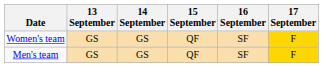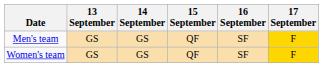rows swapped: (36, 54) <-> (36, 39)
